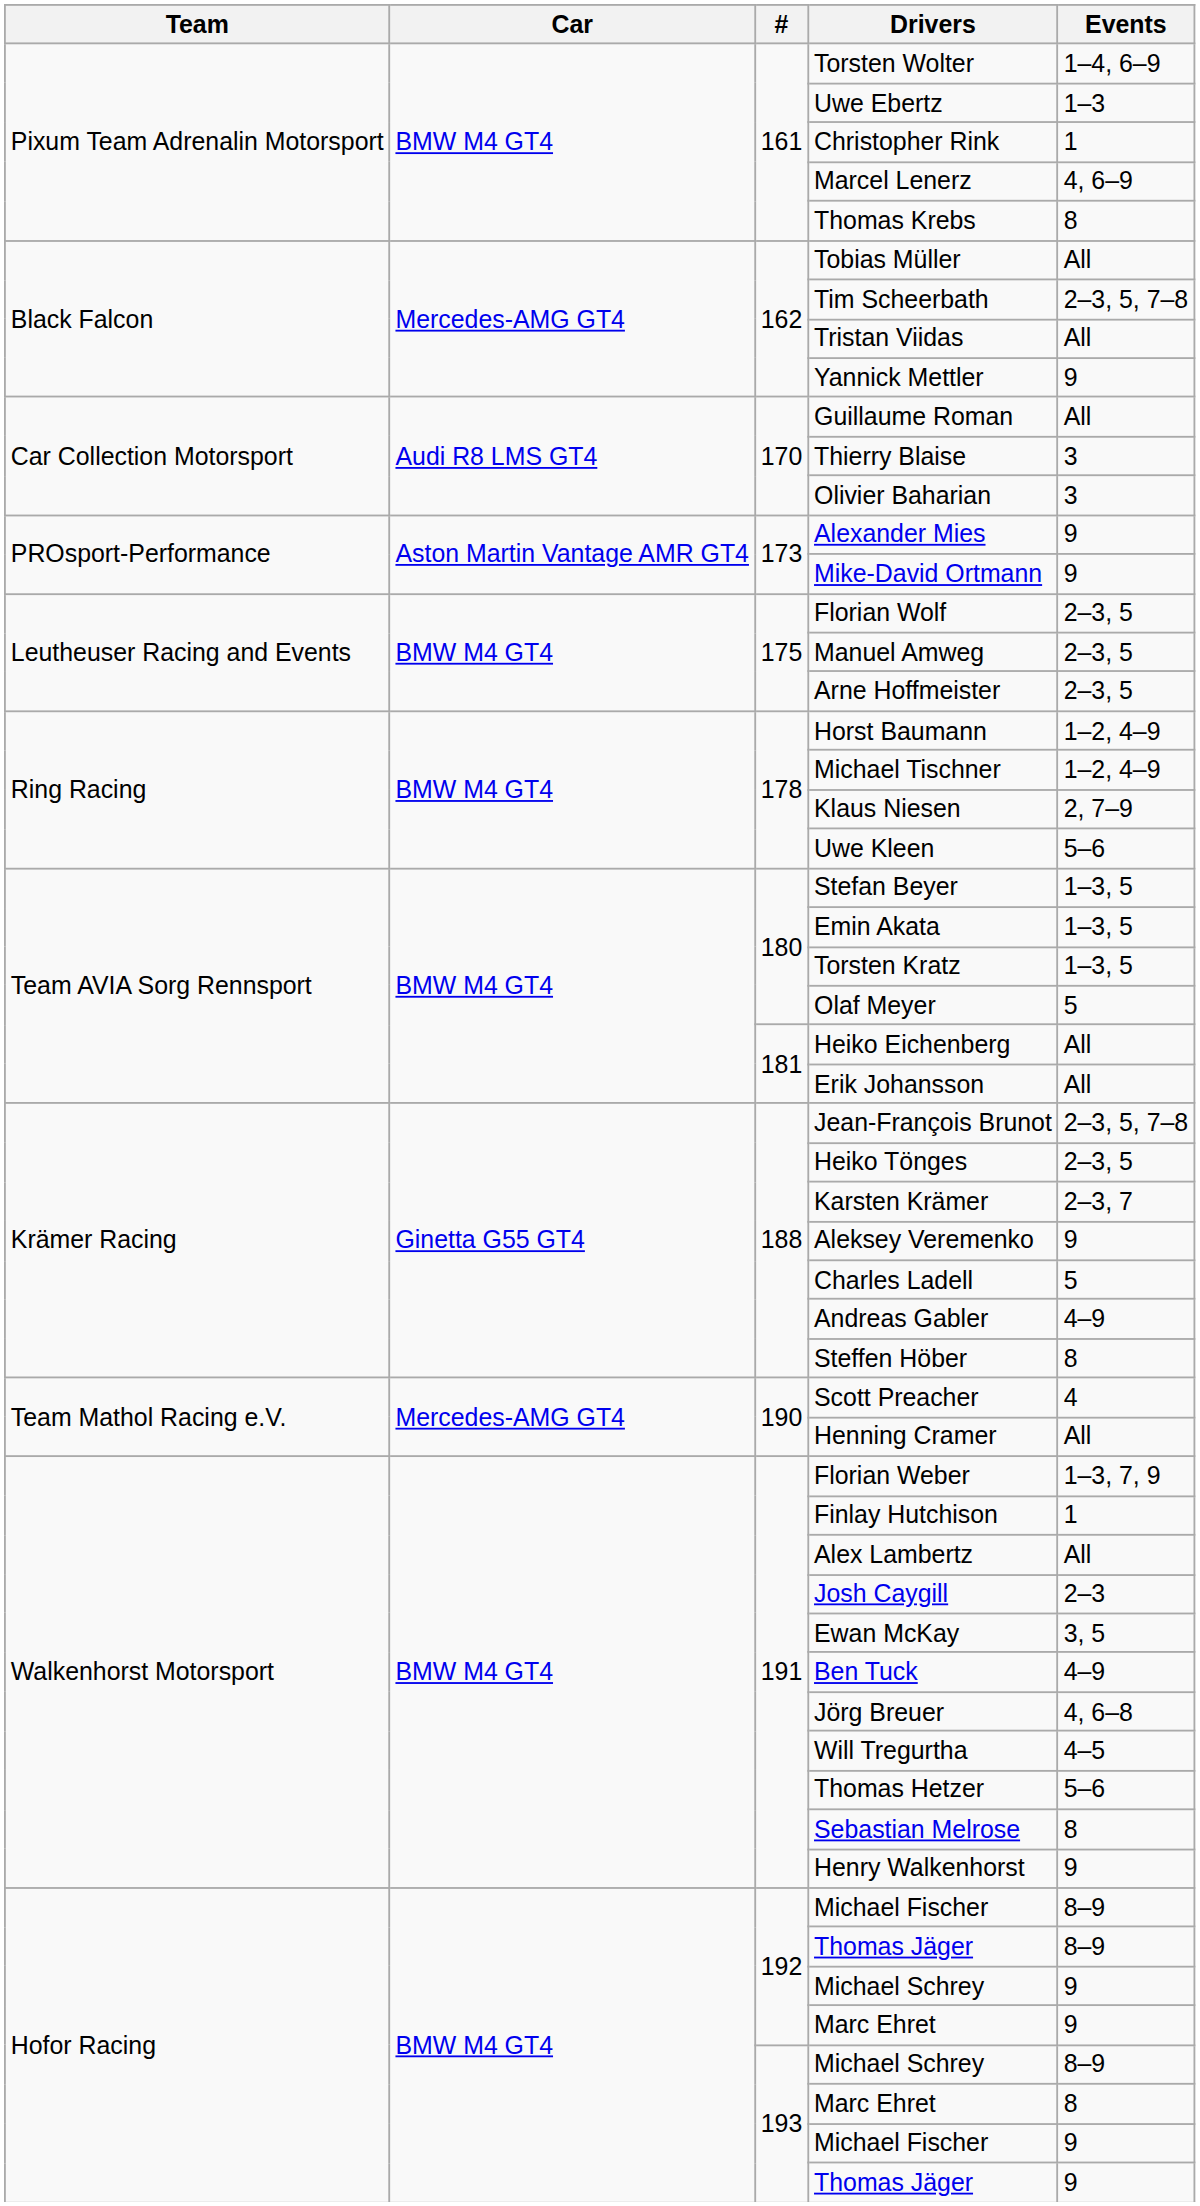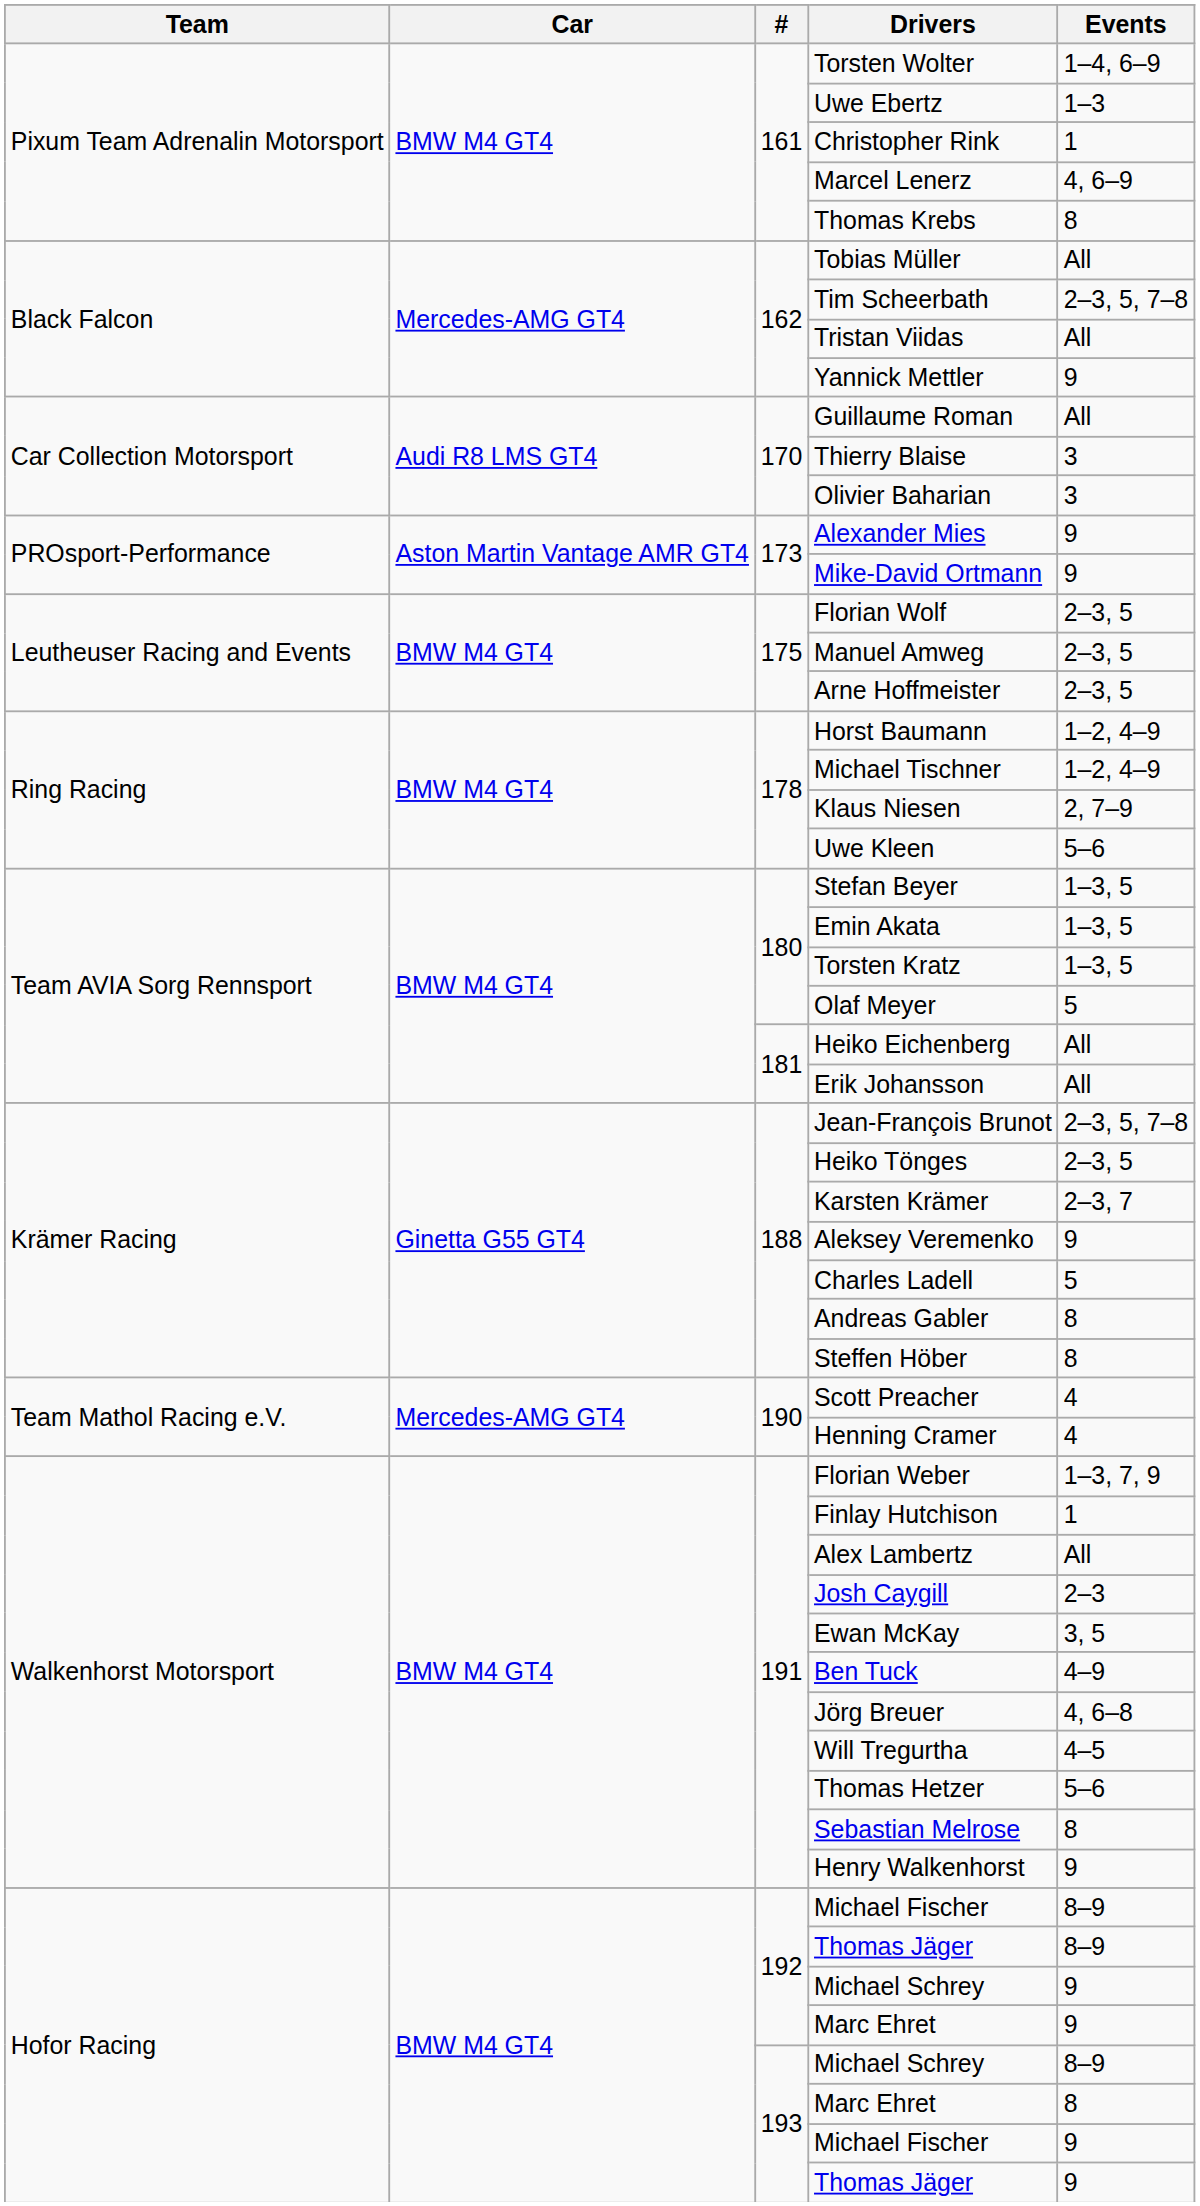(1084, 1319) 4–9 -> (1071, 1319) 8
(1077, 1436) All -> (1071, 1436) 4
